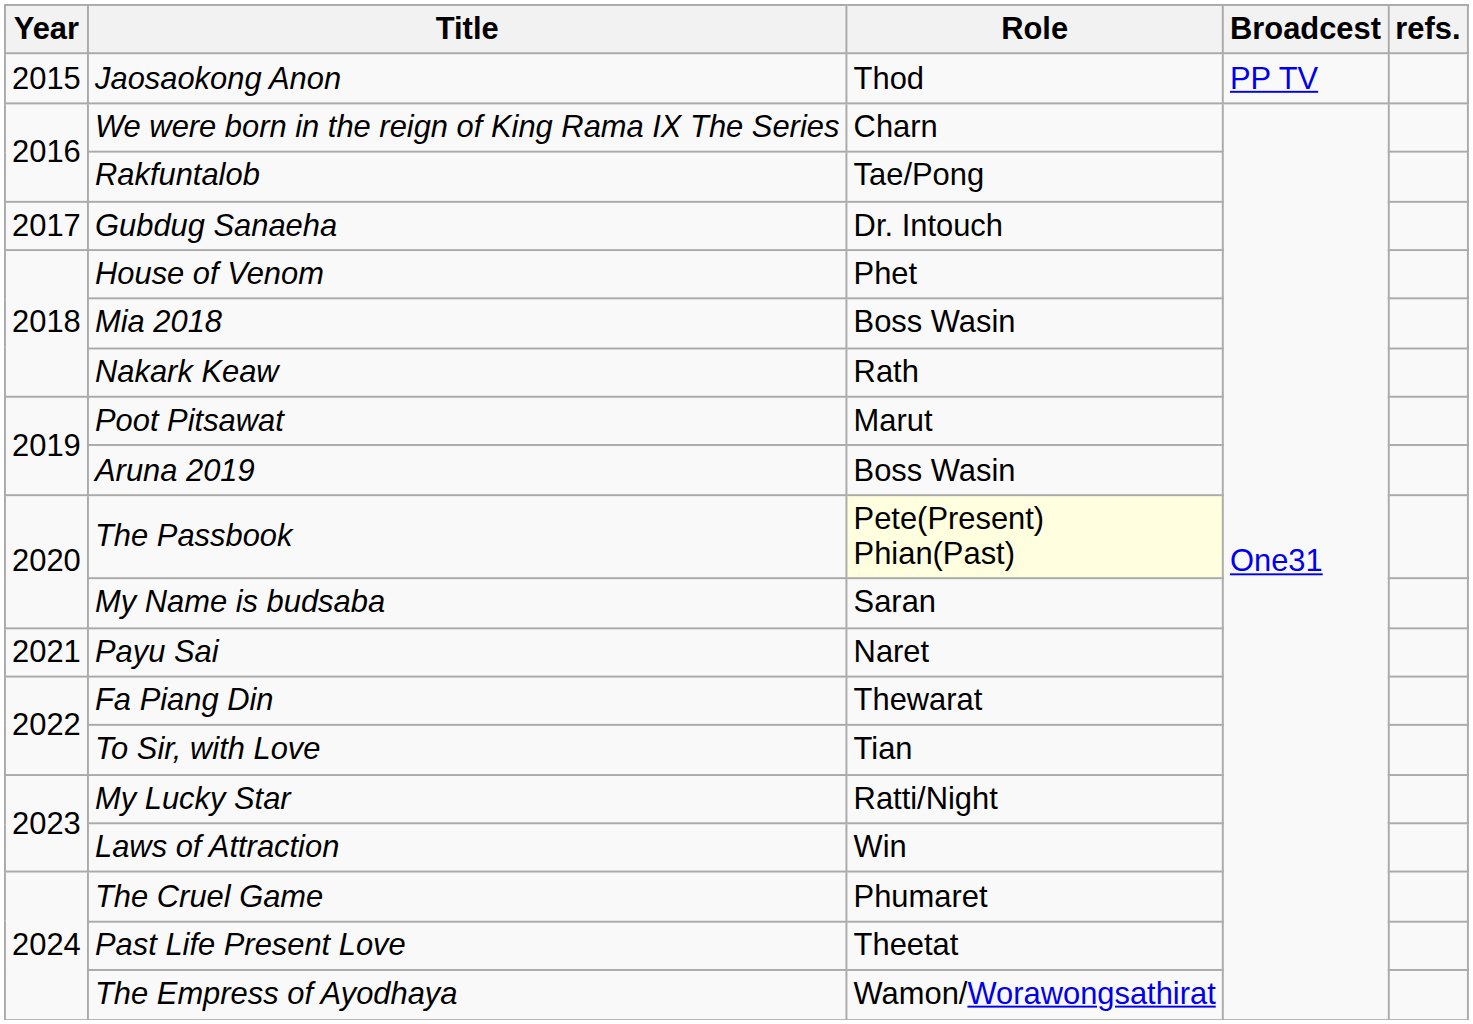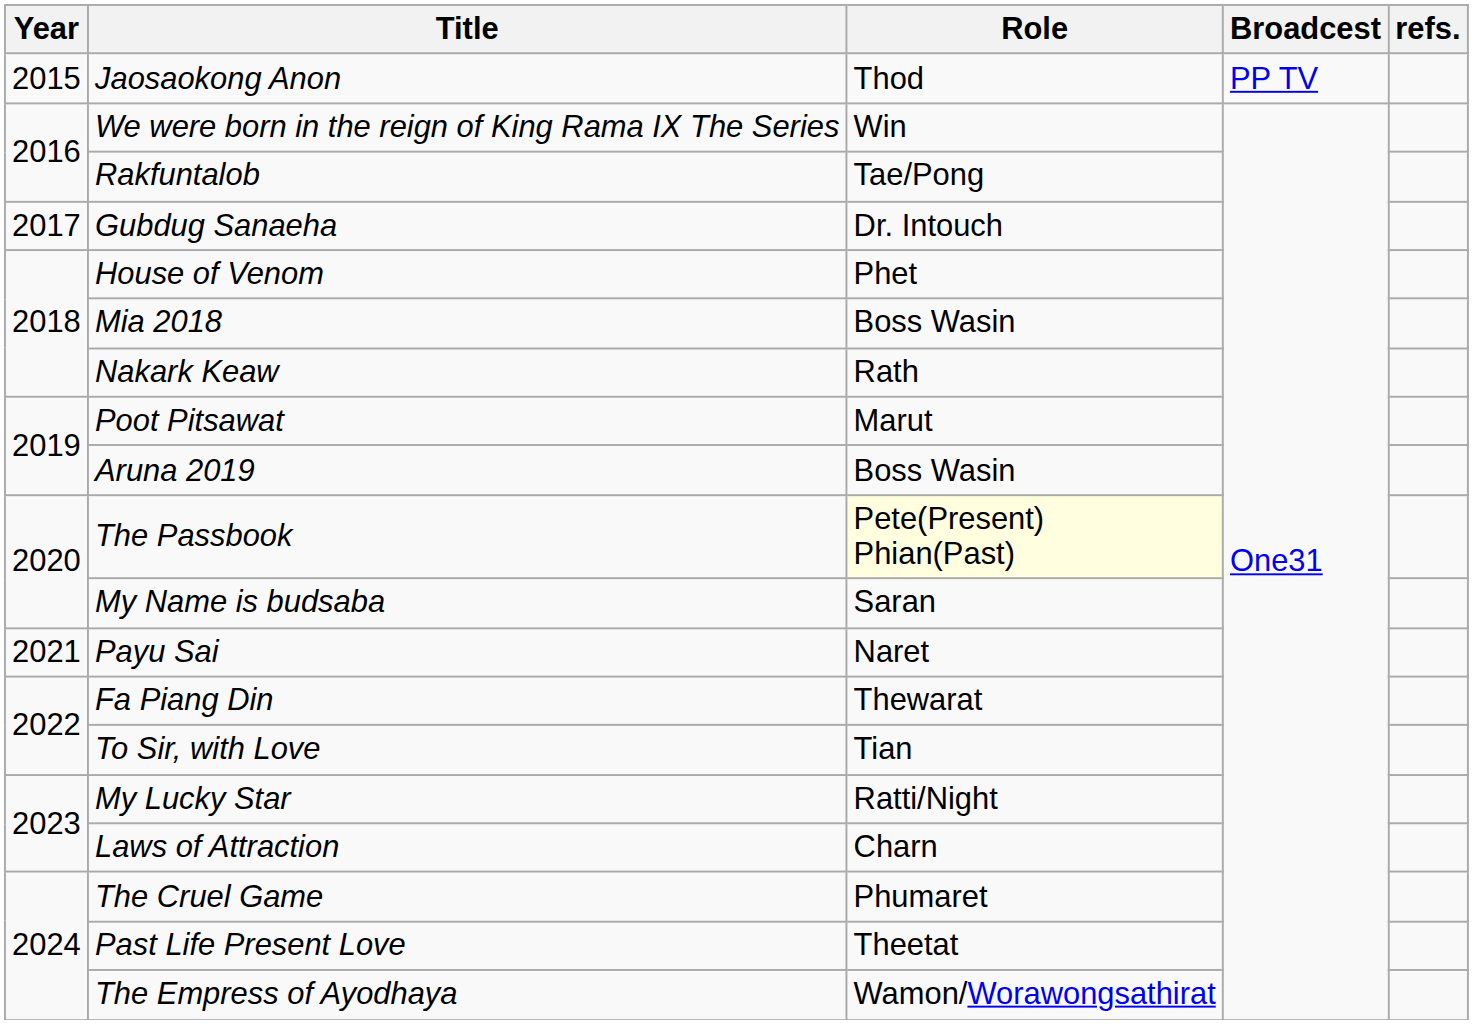(896, 126) Charn -> (880, 126) Win
(880, 847) Win -> (896, 847) Charn
